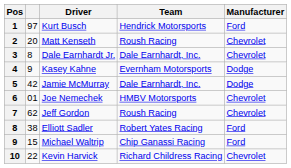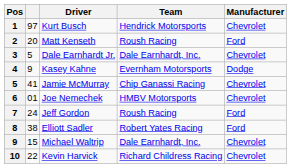(236, 26) Ford -> (246, 26) Chevrolet
(246, 41) Chevrolet -> (236, 41) Ford
(30, 55) 8 -> (30, 55) 5
(32, 84) 42 -> (32, 84) 41
(160, 84) Dale Earnhardt, Inc. -> (162, 84) Chip Ganassi Racing
(240, 84) Dodge -> (246, 84) Chevrolet
(32, 113) 62 -> (32, 113) 24
(246, 113) Chevrolet -> (236, 113) Ford
(162, 142) Chip Ganassi Racing -> (160, 142) Dale Earnhardt, Inc.
(236, 142) Ford -> (246, 142) Chevrolet
